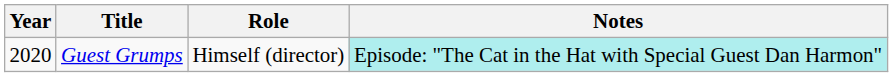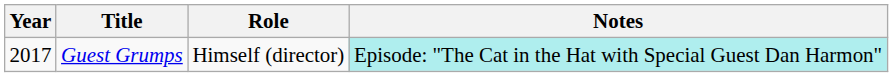(30, 54) 2020 -> (30, 54) 2017
